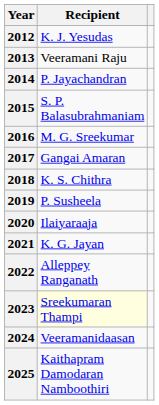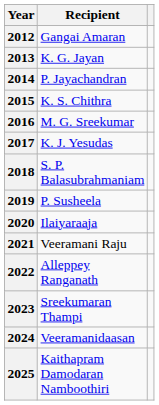(77, 36) K. J. Yesudas -> (83, 36) Gangai Amaran
(84, 57) Veeramani Raju -> (72, 57) K. G. Jayan
(92, 107) S. P. Balasubrahmaniam -> (76, 100) K. S. Chithra
(83, 158) Gangai Amaran -> (77, 143) K. J. Yesudas
(76, 179) K. S. Chithra -> (92, 171) S. P. Balasubrahmaniam
(72, 243) K. G. Jayan -> (84, 243) Veeramani Raju
(76, 308) lightyellow background -> (76, 308) no background
